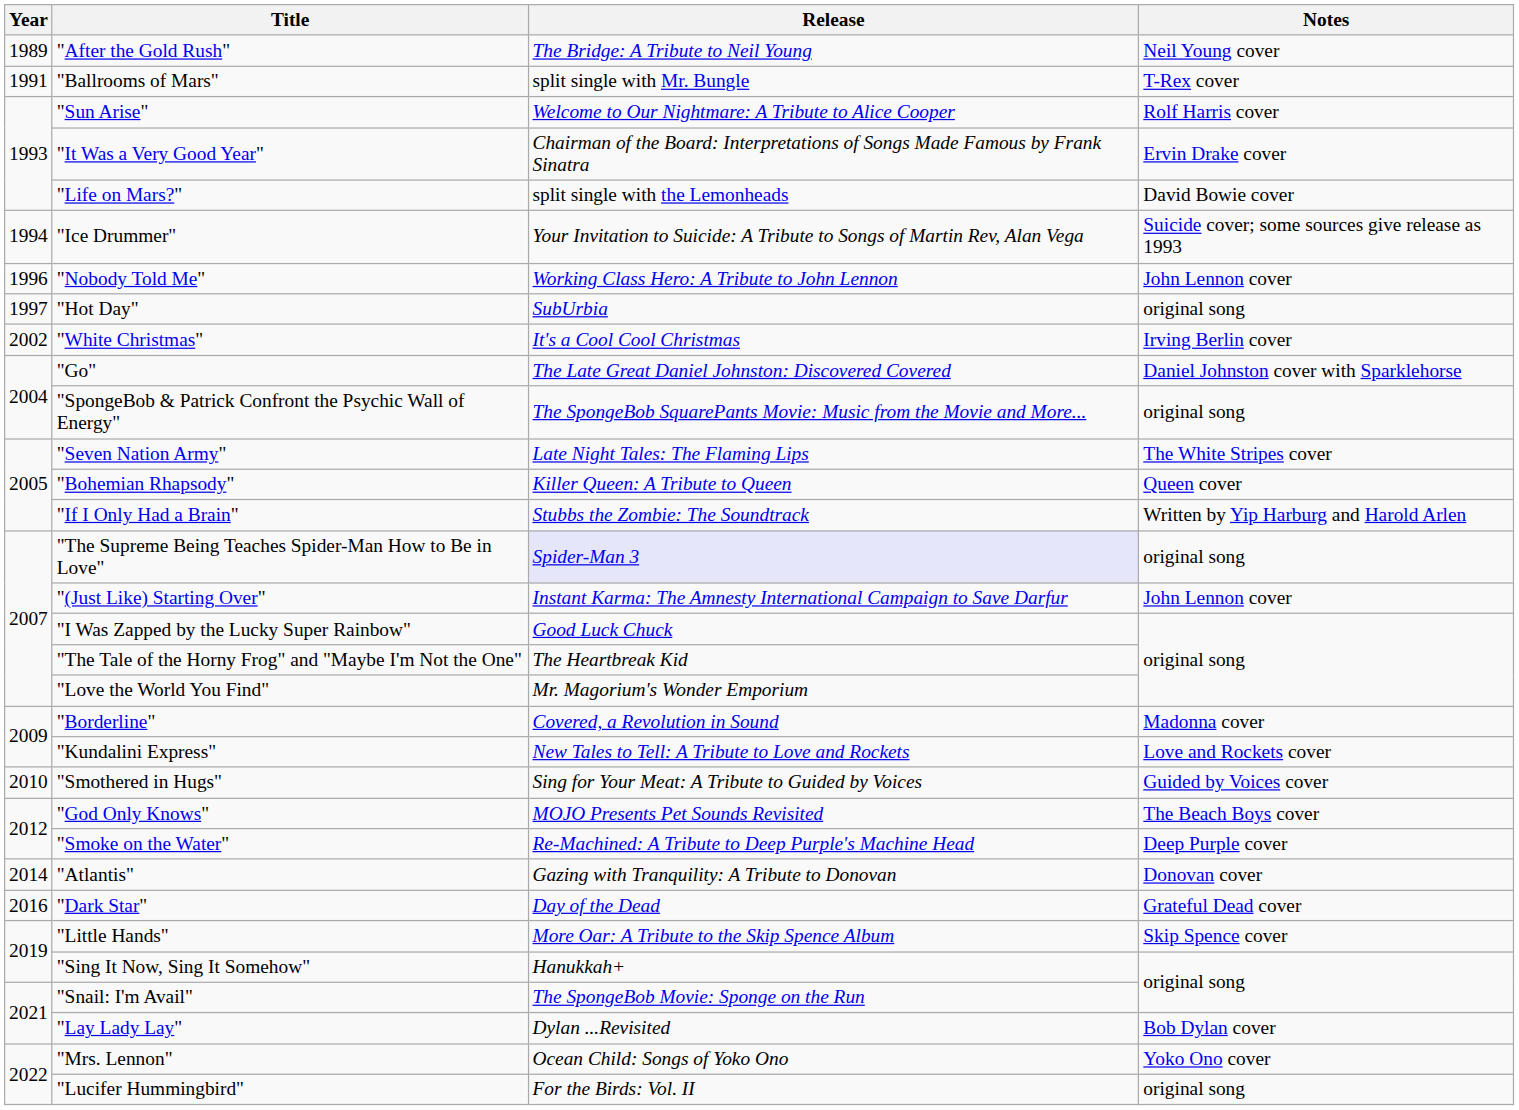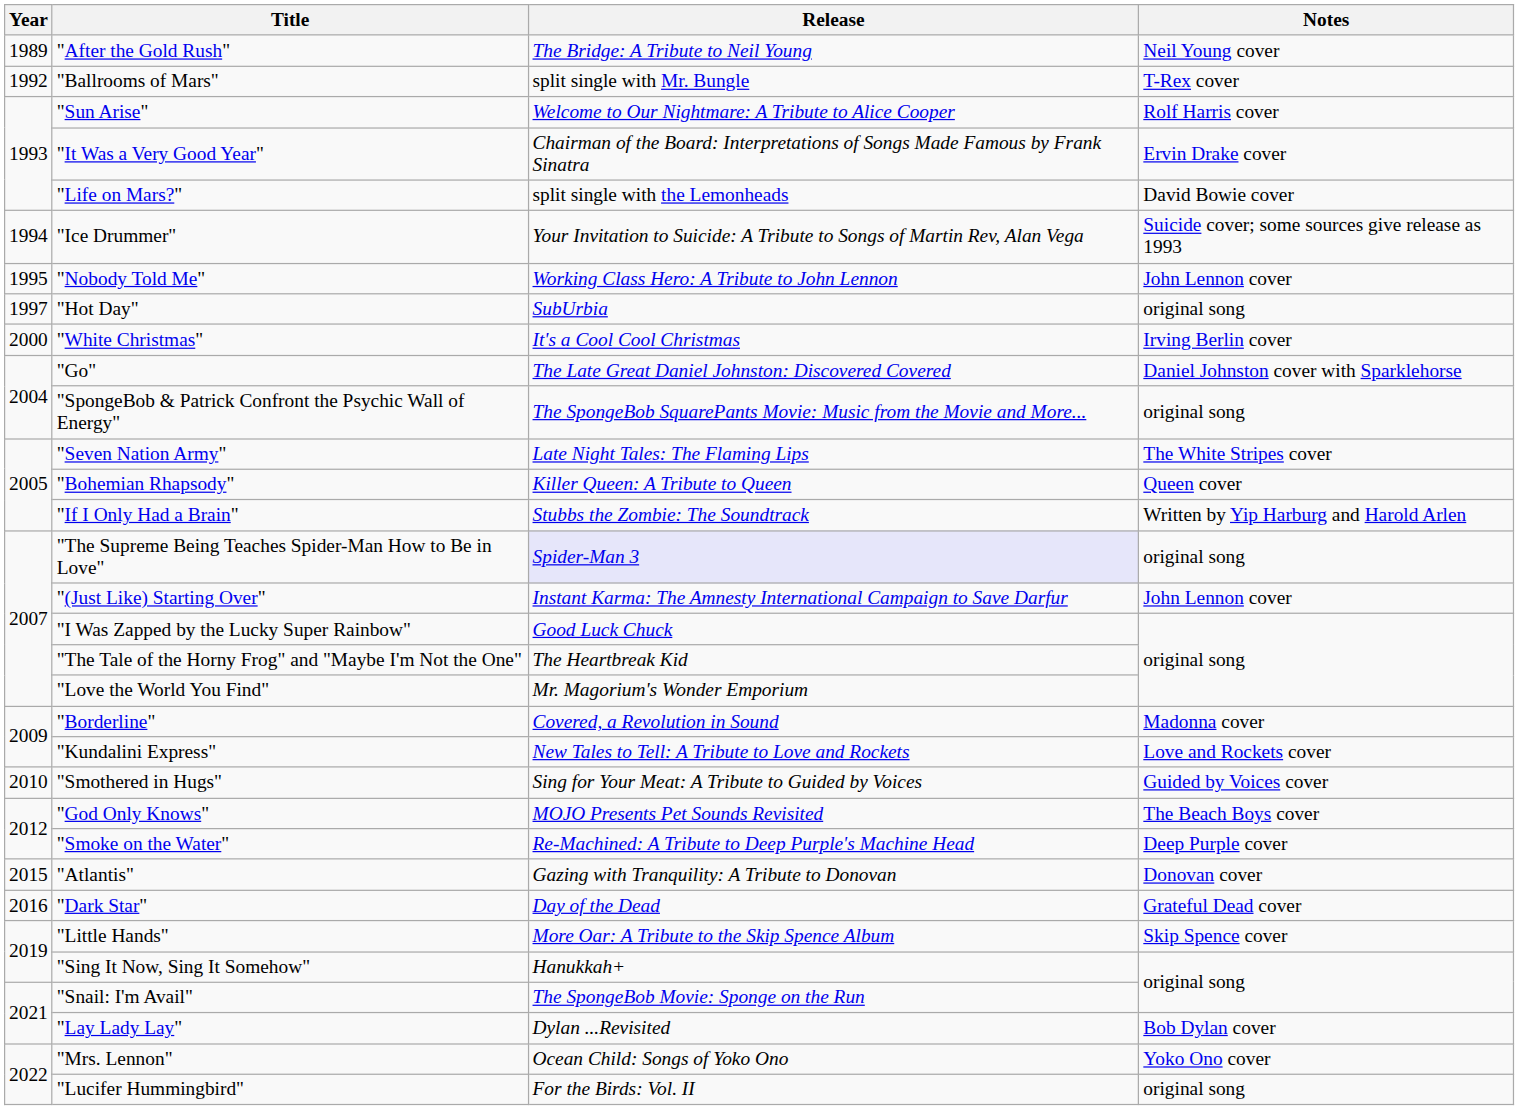(28, 81) 1991 -> (28, 81) 1992
(28, 278) 1996 -> (28, 278) 1995
(28, 339) 2002 -> (28, 339) 2000
(28, 874) 2014 -> (28, 874) 2015
